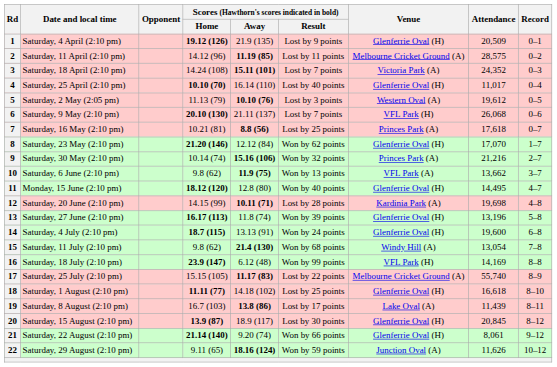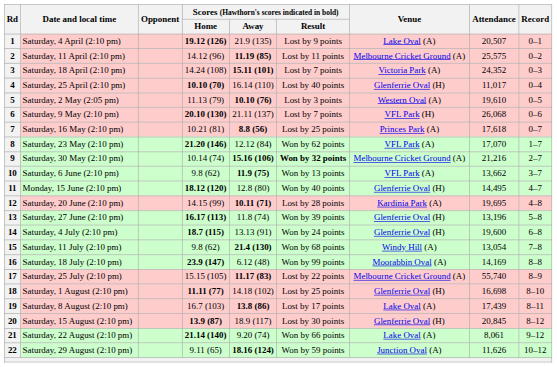(408, 41) Glenferrie Oval (H) -> (409, 41) Lake Oval (A)
(494, 41) 20,509 -> (494, 41) 20,507
(494, 56) 28,575 -> (494, 56) 25,575
(494, 100) 19,612 -> (494, 100) 19,610
(408, 144) Glenferrie Oval (H) -> (409, 144) VFL Park (A)
(313, 159) normal -> (313, 159) bold
(408, 159) Princes Park (A) -> (409, 159) Melbourne Cricket Ground (A)
(494, 203) 19,698 -> (494, 203) 19,695
(408, 262) VFL Park (H) -> (409, 262) Moorabbin Oval (A)
(494, 292) 16,618 -> (494, 292) 16,698
(494, 306) 11,439 -> (494, 306) 17,439
(408, 336) Glenferrie Oval (H) -> (409, 336) Lake Oval (A)
